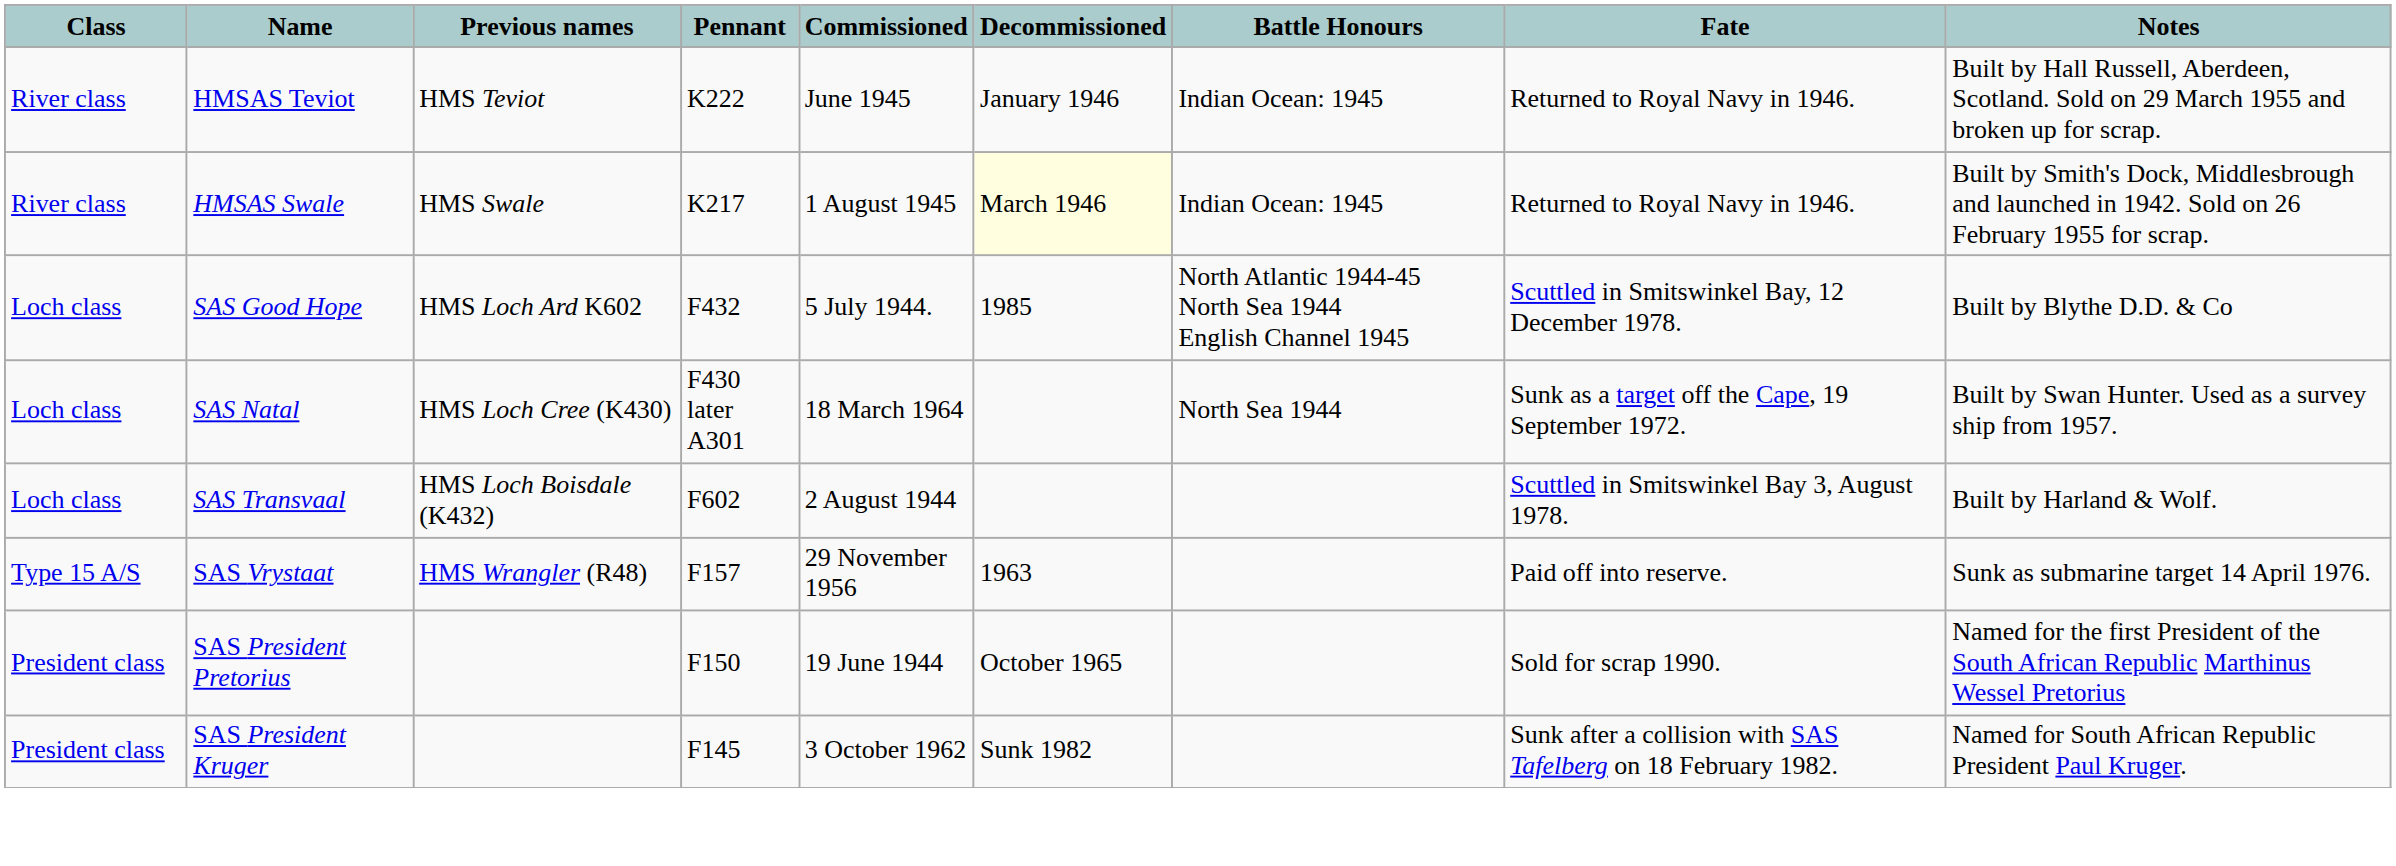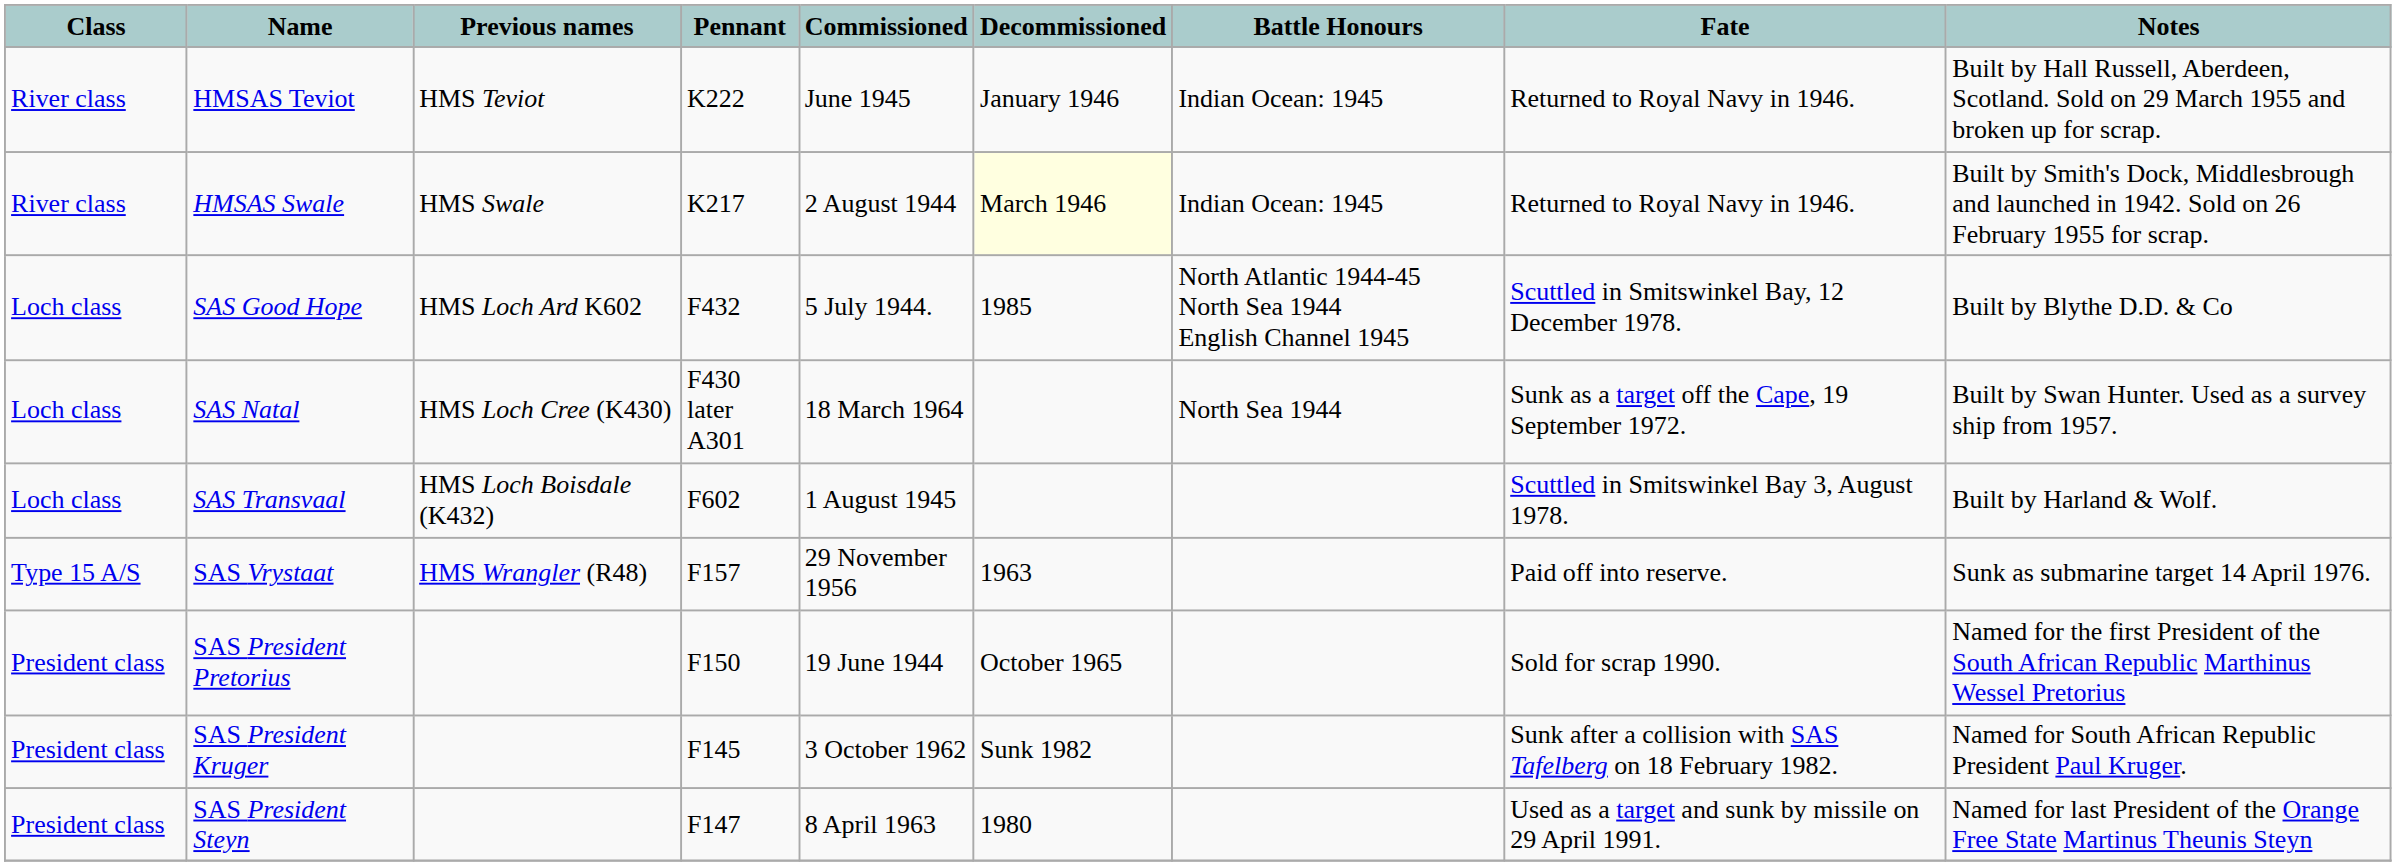(880, 202) 1 August 1945 -> (880, 202) 2 August 1944
(880, 499) 2 August 1944 -> (880, 499) 1 August 1945
+ row: (270, 823)
